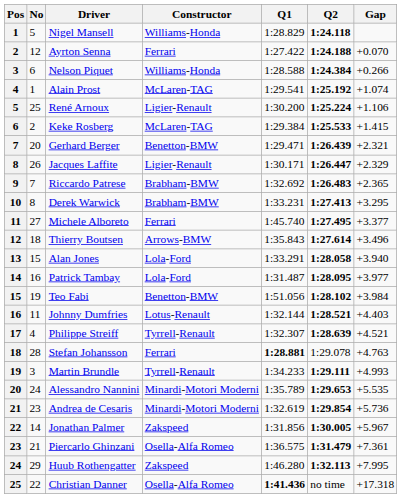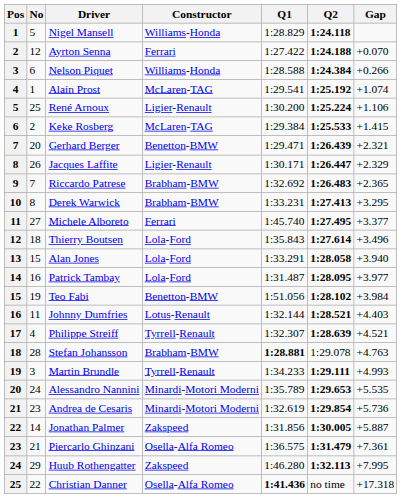(178, 239) Arrows-BMW -> (168, 239) Lola-Ford
(160, 352) Ferrari -> (182, 352) Brabham-BMW
(372, 427) +5.967 -> (372, 427) +5.887
